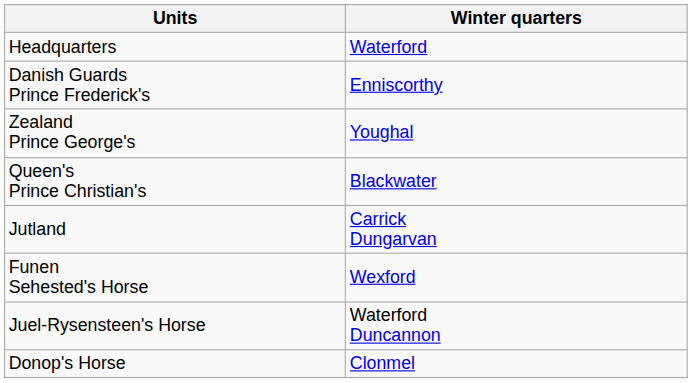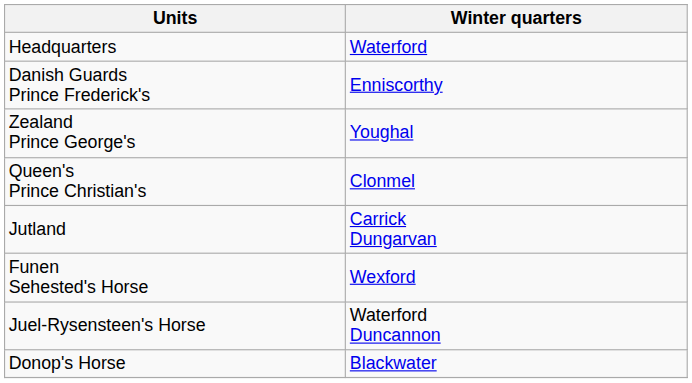(393, 181) Blackwater -> (382, 181) Clonmel
(382, 363) Clonmel -> (393, 363) Blackwater
